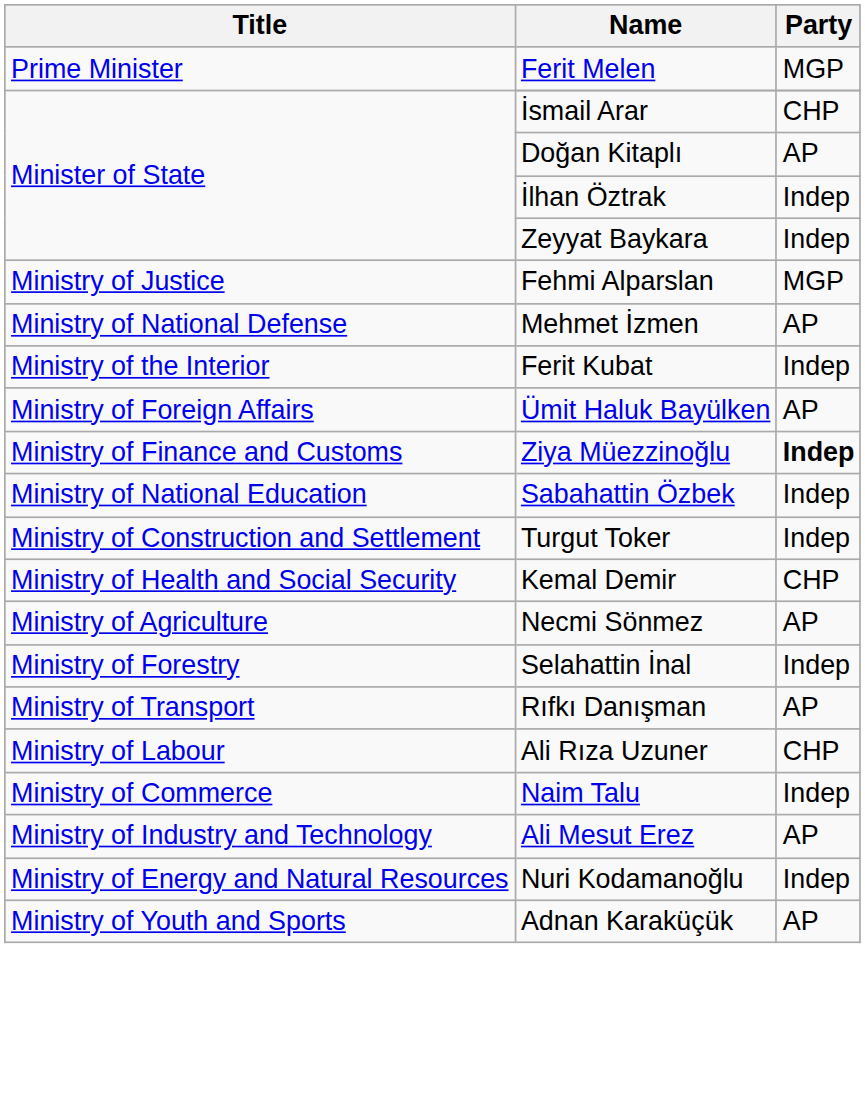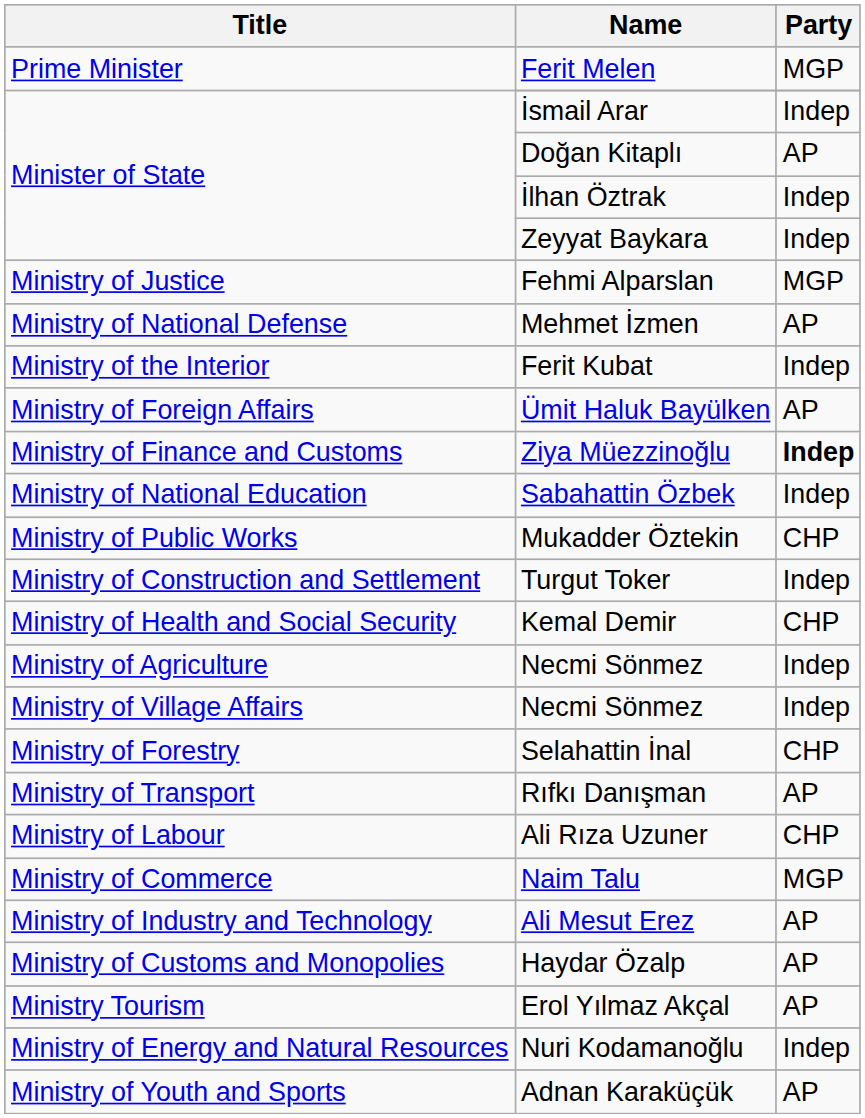(811, 111) CHP -> (816, 111) Indep
+ row: (154, 537)
(801, 622) AP -> (816, 665) Indep
+ row: (157, 707)
(816, 665) Indep -> (811, 750) CHP
(816, 793) Indep -> (813, 878) MGP
+ row: (228, 963)
+ row: (108, 1006)
